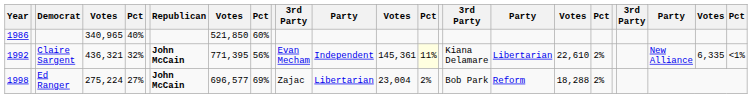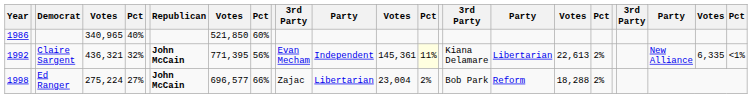(573, 56) 22,610 -> (573, 56) 22,613
(261, 81) 69% -> (261, 81) 66%
